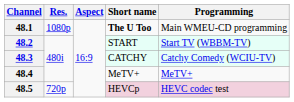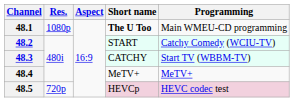(206, 43) Start TV (WBBM-TV) -> (218, 43) Catchy Comedy (WCIU-TV)
(218, 58) Catchy Comedy (WCIU-TV) -> (206, 58) Start TV (WBBM-TV)
